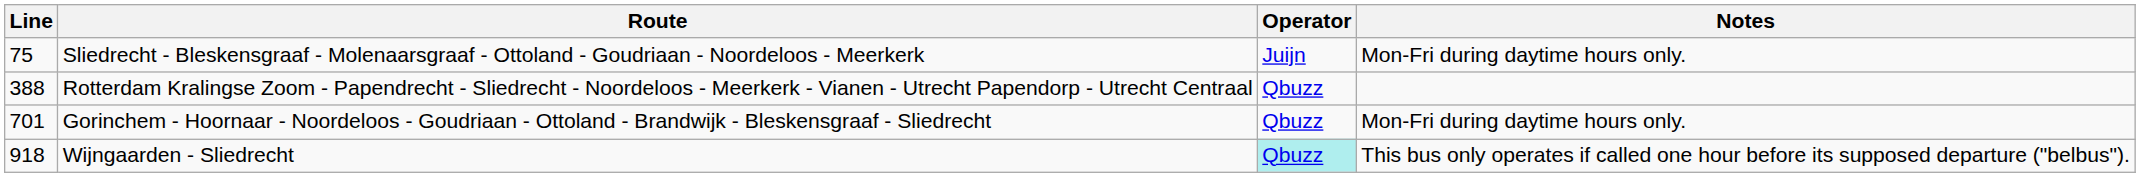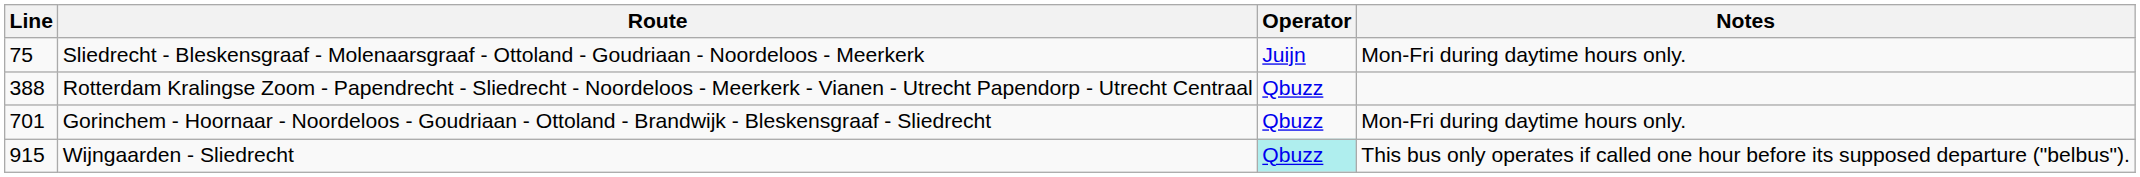(27, 155) 918 -> (27, 155) 915
